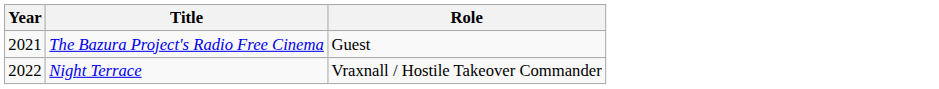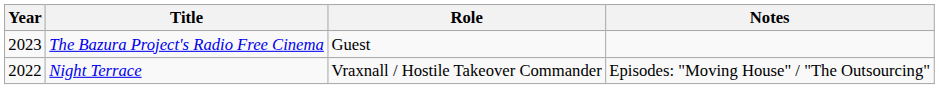+ column: (770, 17)
(25, 44) 2021 -> (25, 44) 2023
